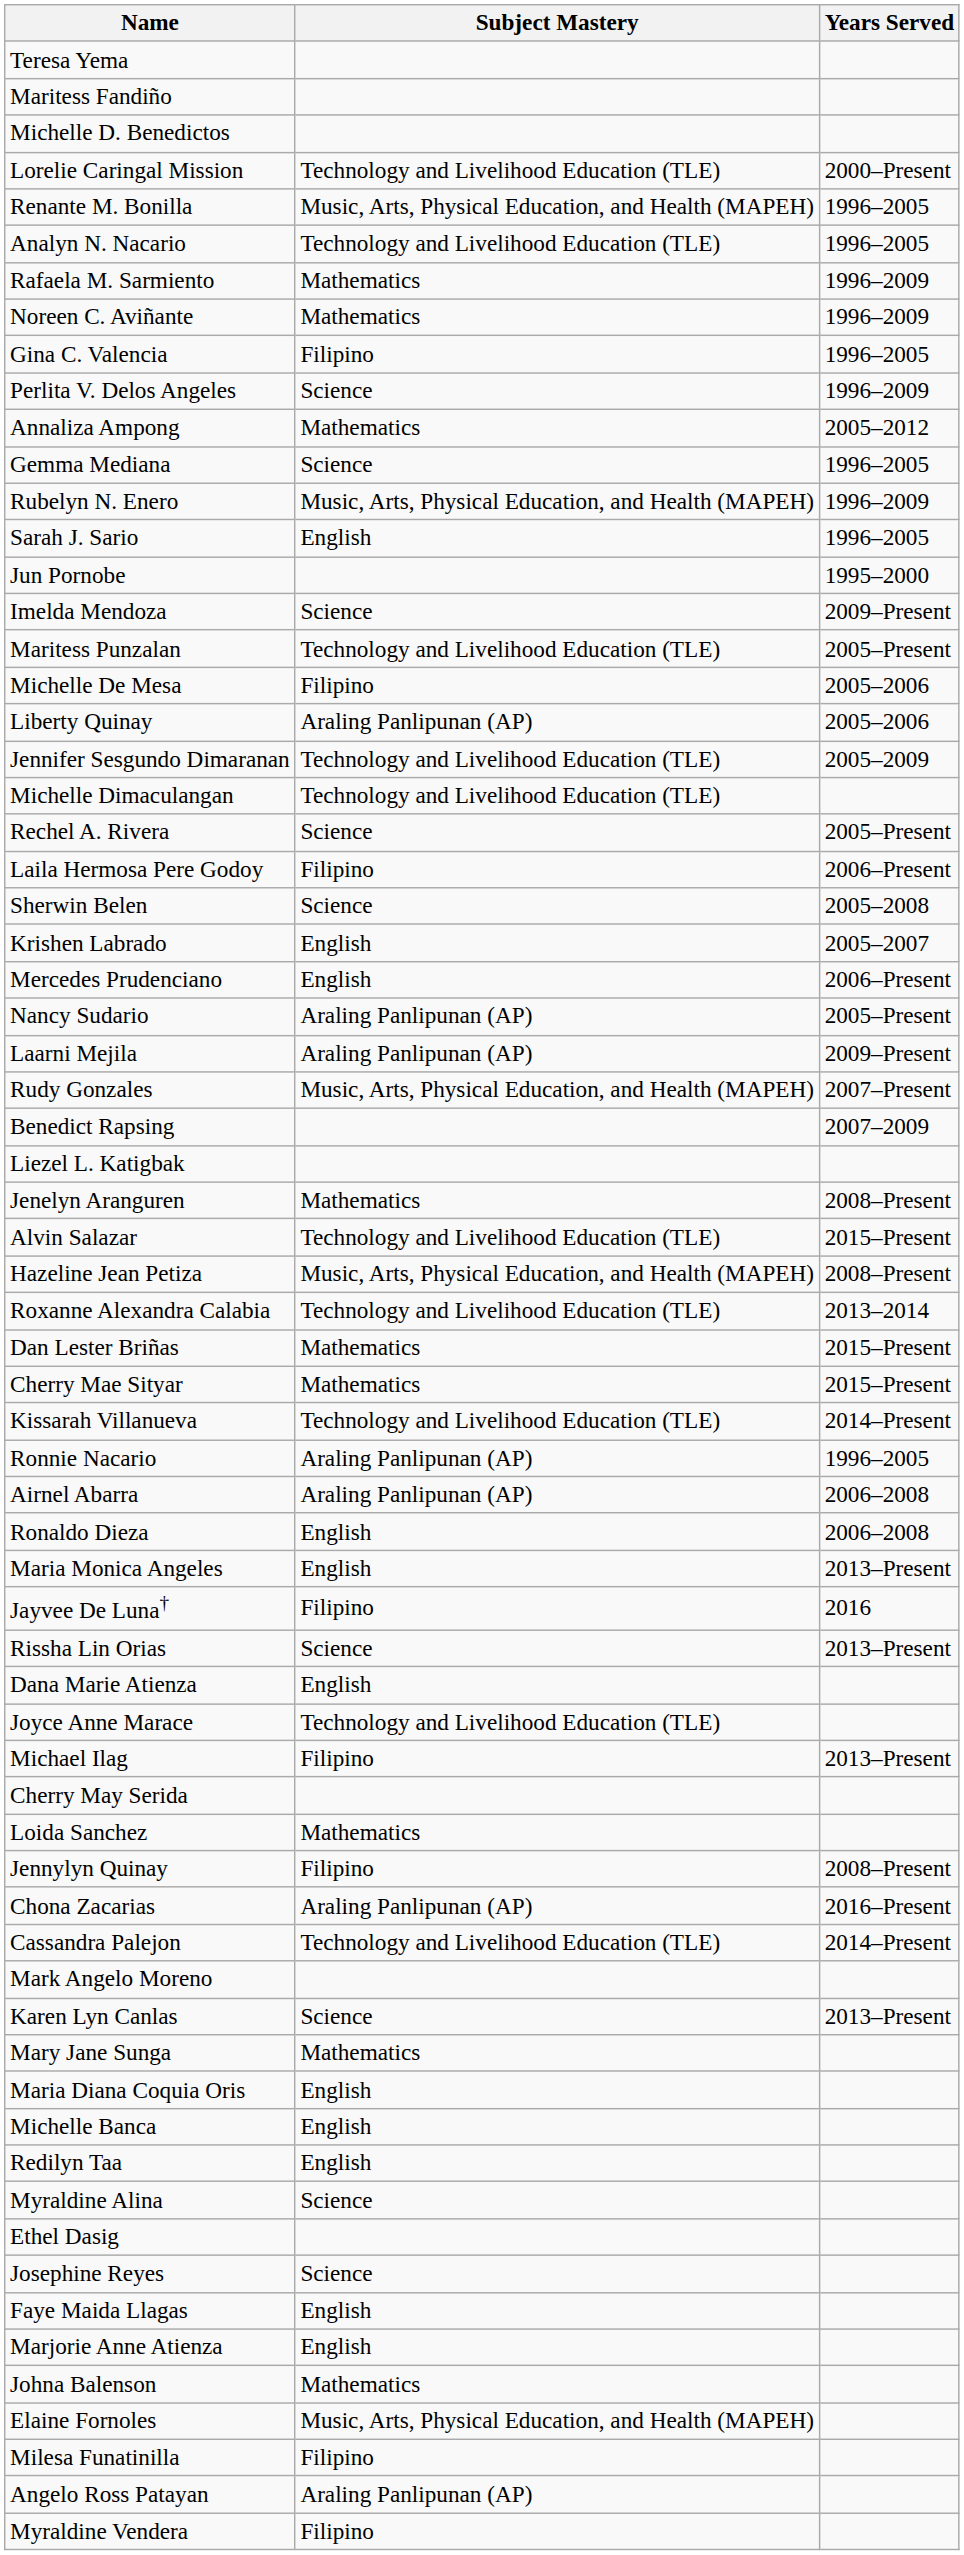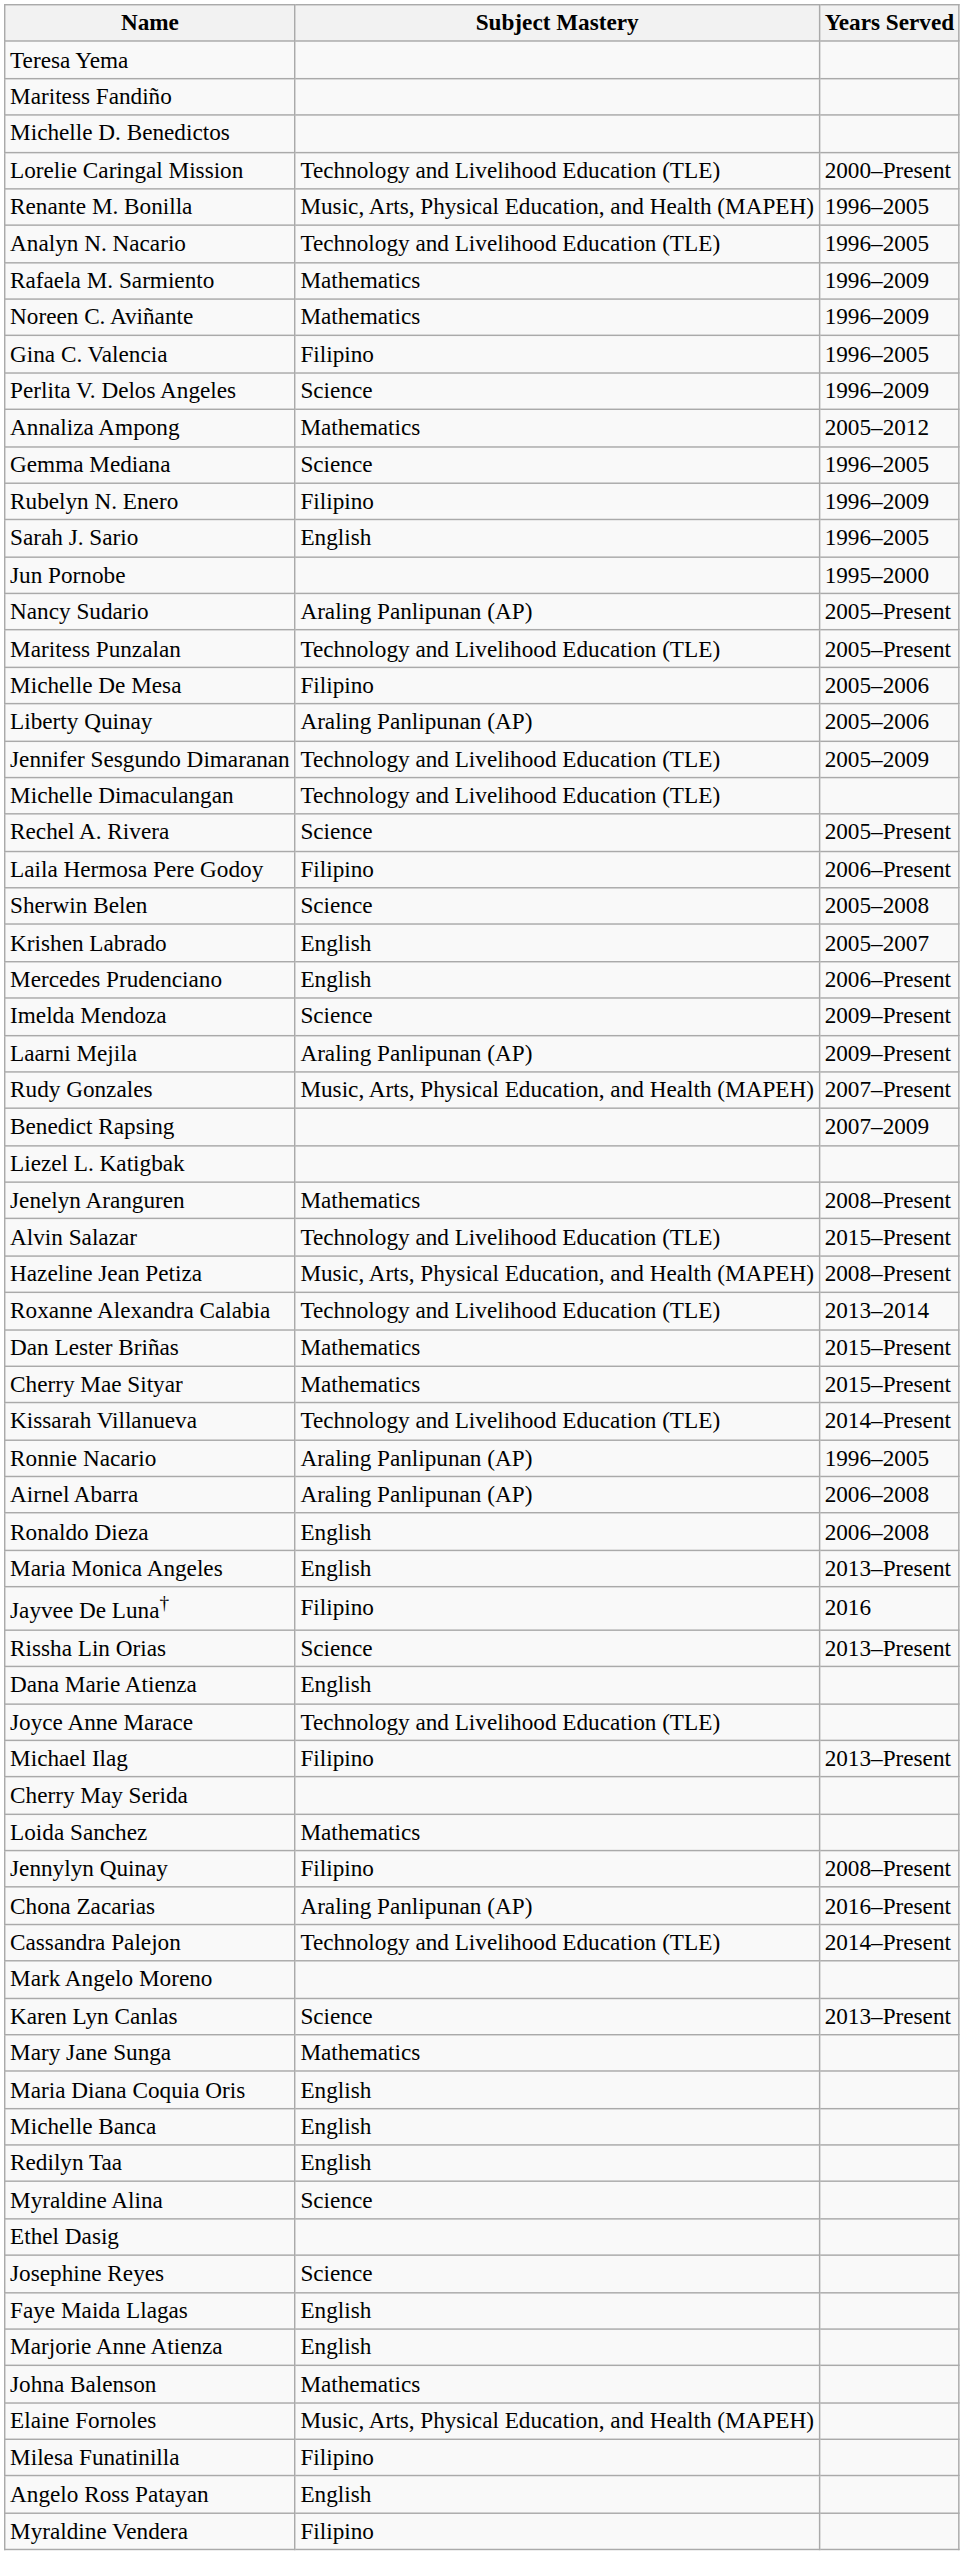(557, 501) Music, Arts, Physical Education, and Health (MAPEH) -> (337, 501) Filipino
rows swapped: (79, 1016) <-> (88, 611)
(416, 2494) Araling Panlipunan (AP) -> (336, 2494) English
